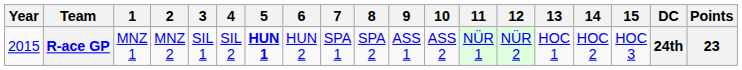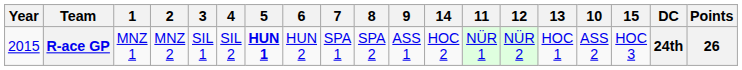columns swapped: (442, 15) <-> (593, 15)
(712, 46) 23 -> (712, 46) 26
